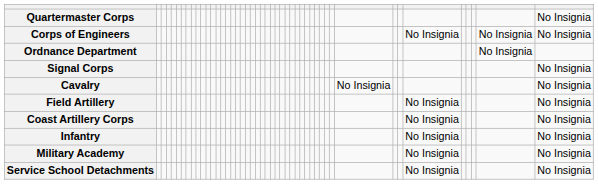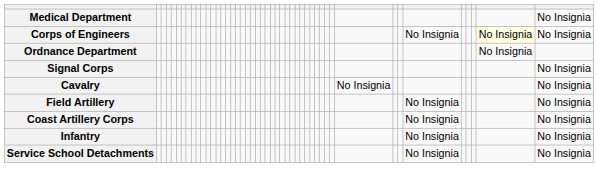- row: (80, 17)
+ row: (80, 17)
(505, 34) no background -> (505, 34) lightyellow background
- row: (80, 153)
